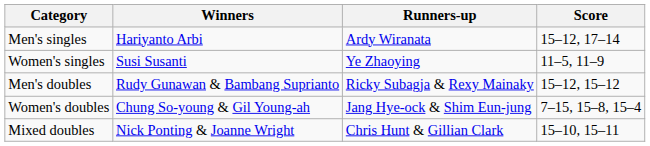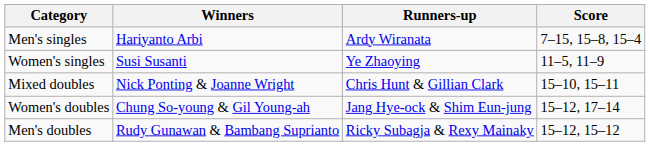(580, 38) 15–12, 17–14 -> (591, 38) 7–15, 15–8, 15–4
rows swapped: (50, 84) <-> (51, 130)
(591, 107) 7–15, 15–8, 15–4 -> (580, 107) 15–12, 17–14
